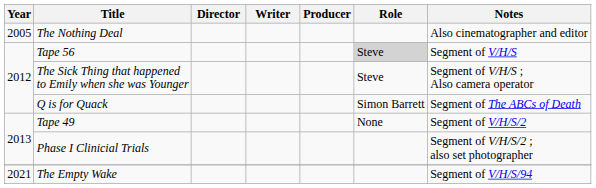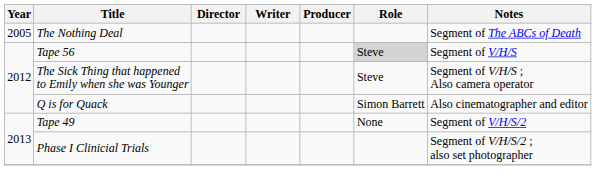(509, 33) Also cinematographer and editor -> (506, 33) Segment of The ABCs of Death
(506, 103) Segment of The ABCs of Death -> (509, 103) Also cinematographer and editor
- row: (77, 174)
